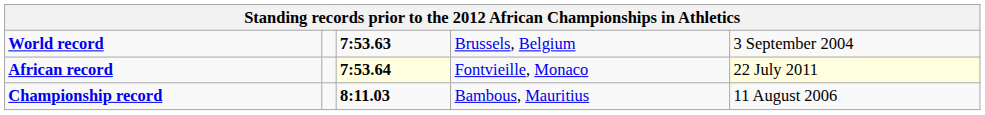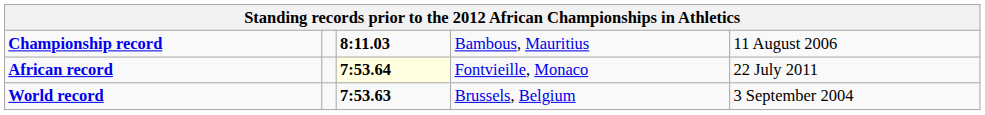rows swapped: (56, 43) <-> (85, 95)
(776, 69) lightyellow background -> (776, 69) no background
